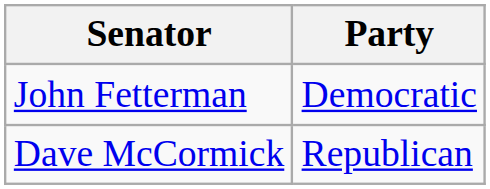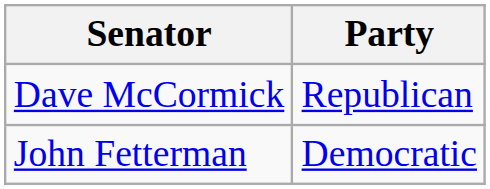rows swapped: (130, 93) <-> (149, 153)
